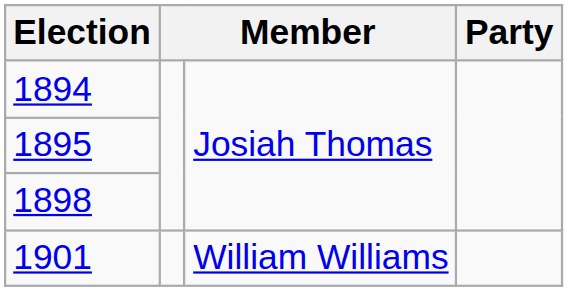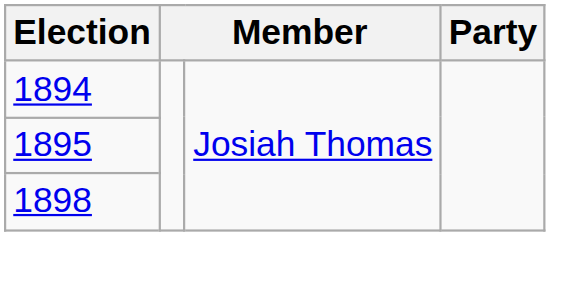- row: (53, 256)
